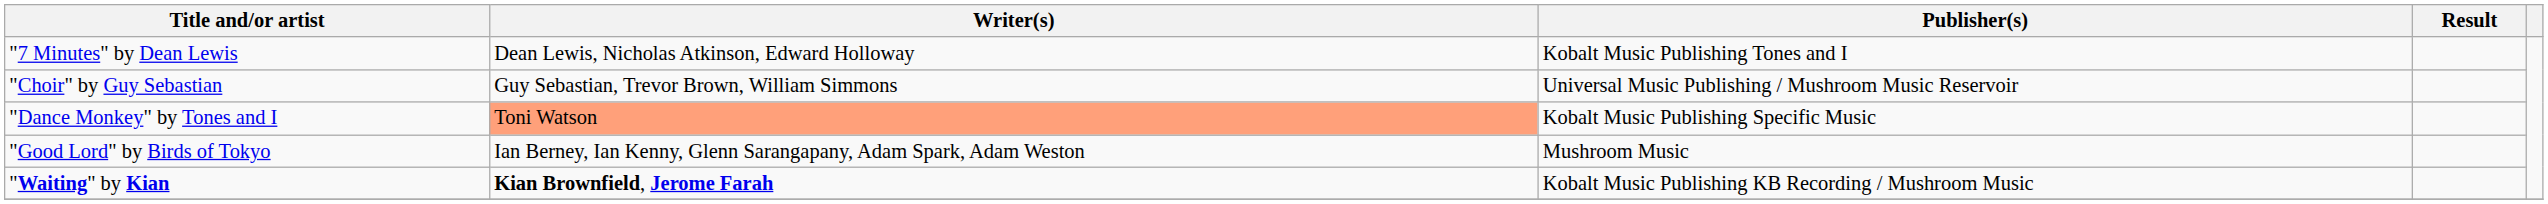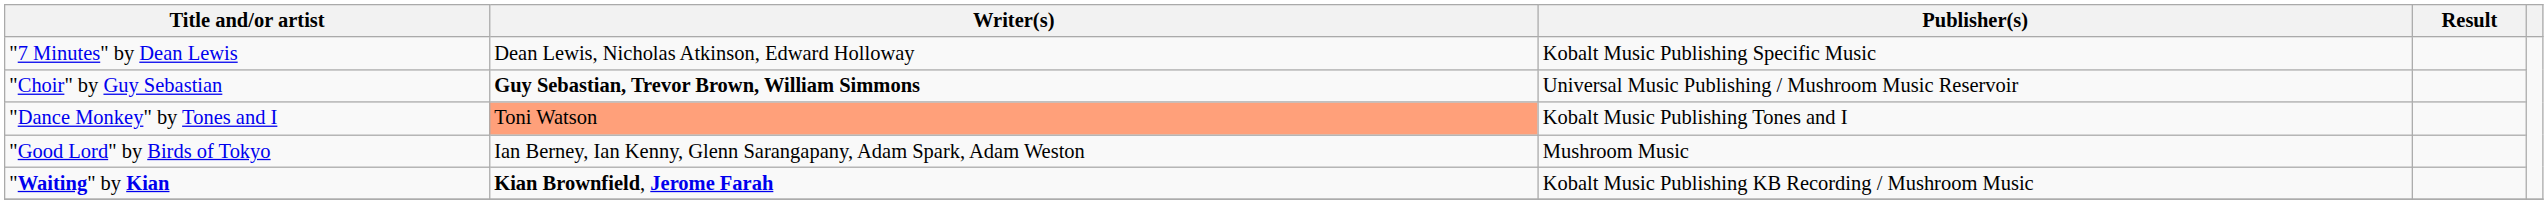(1695, 53) Kobalt Music Publishing Tones and I -> (1709, 53) Kobalt Music Publishing Specific Music
(696, 85) normal -> (707, 85) bold
(1709, 118) Kobalt Music Publishing Specific Music -> (1695, 118) Kobalt Music Publishing Tones and I
